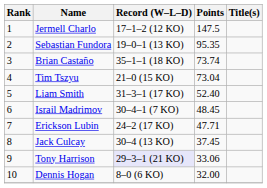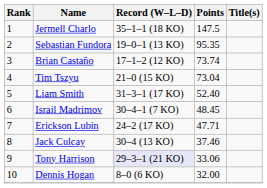(150, 28) 17–1–2 (12 KO) -> (150, 28) 35–1–1 (18 KO)
(150, 61) 35–1–1 (18 KO) -> (150, 61) 17–1–2 (12 KO)
(208, 142) 37.45 -> (208, 142) 37.46
